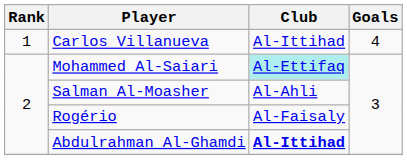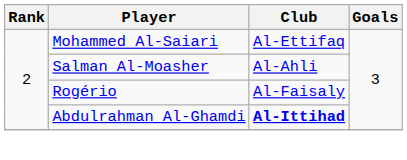- row: (131, 42)
(299, 67) paleturquoise background -> (299, 42) no background
